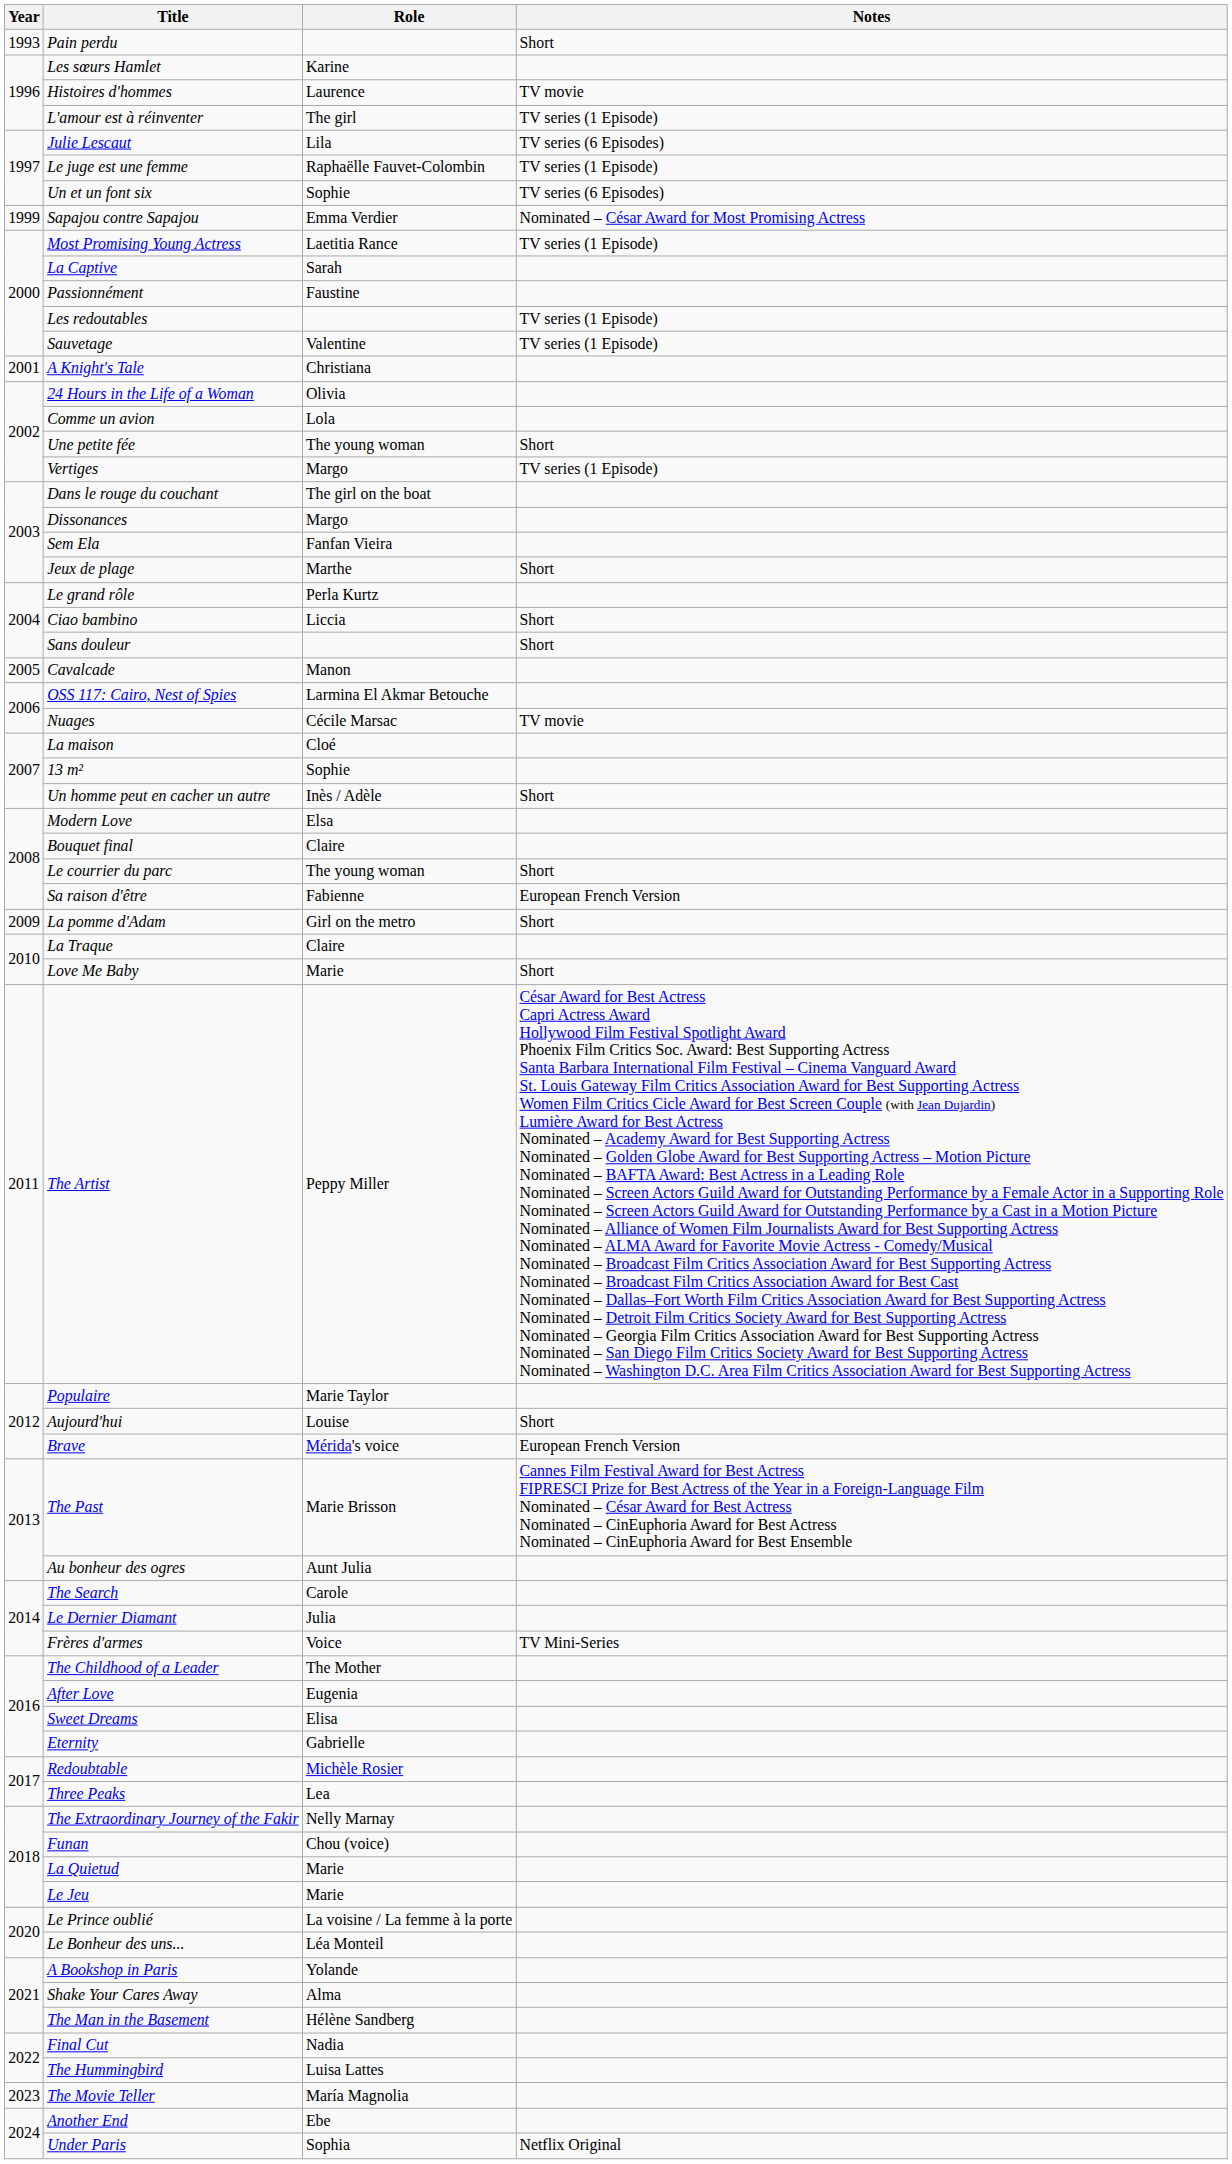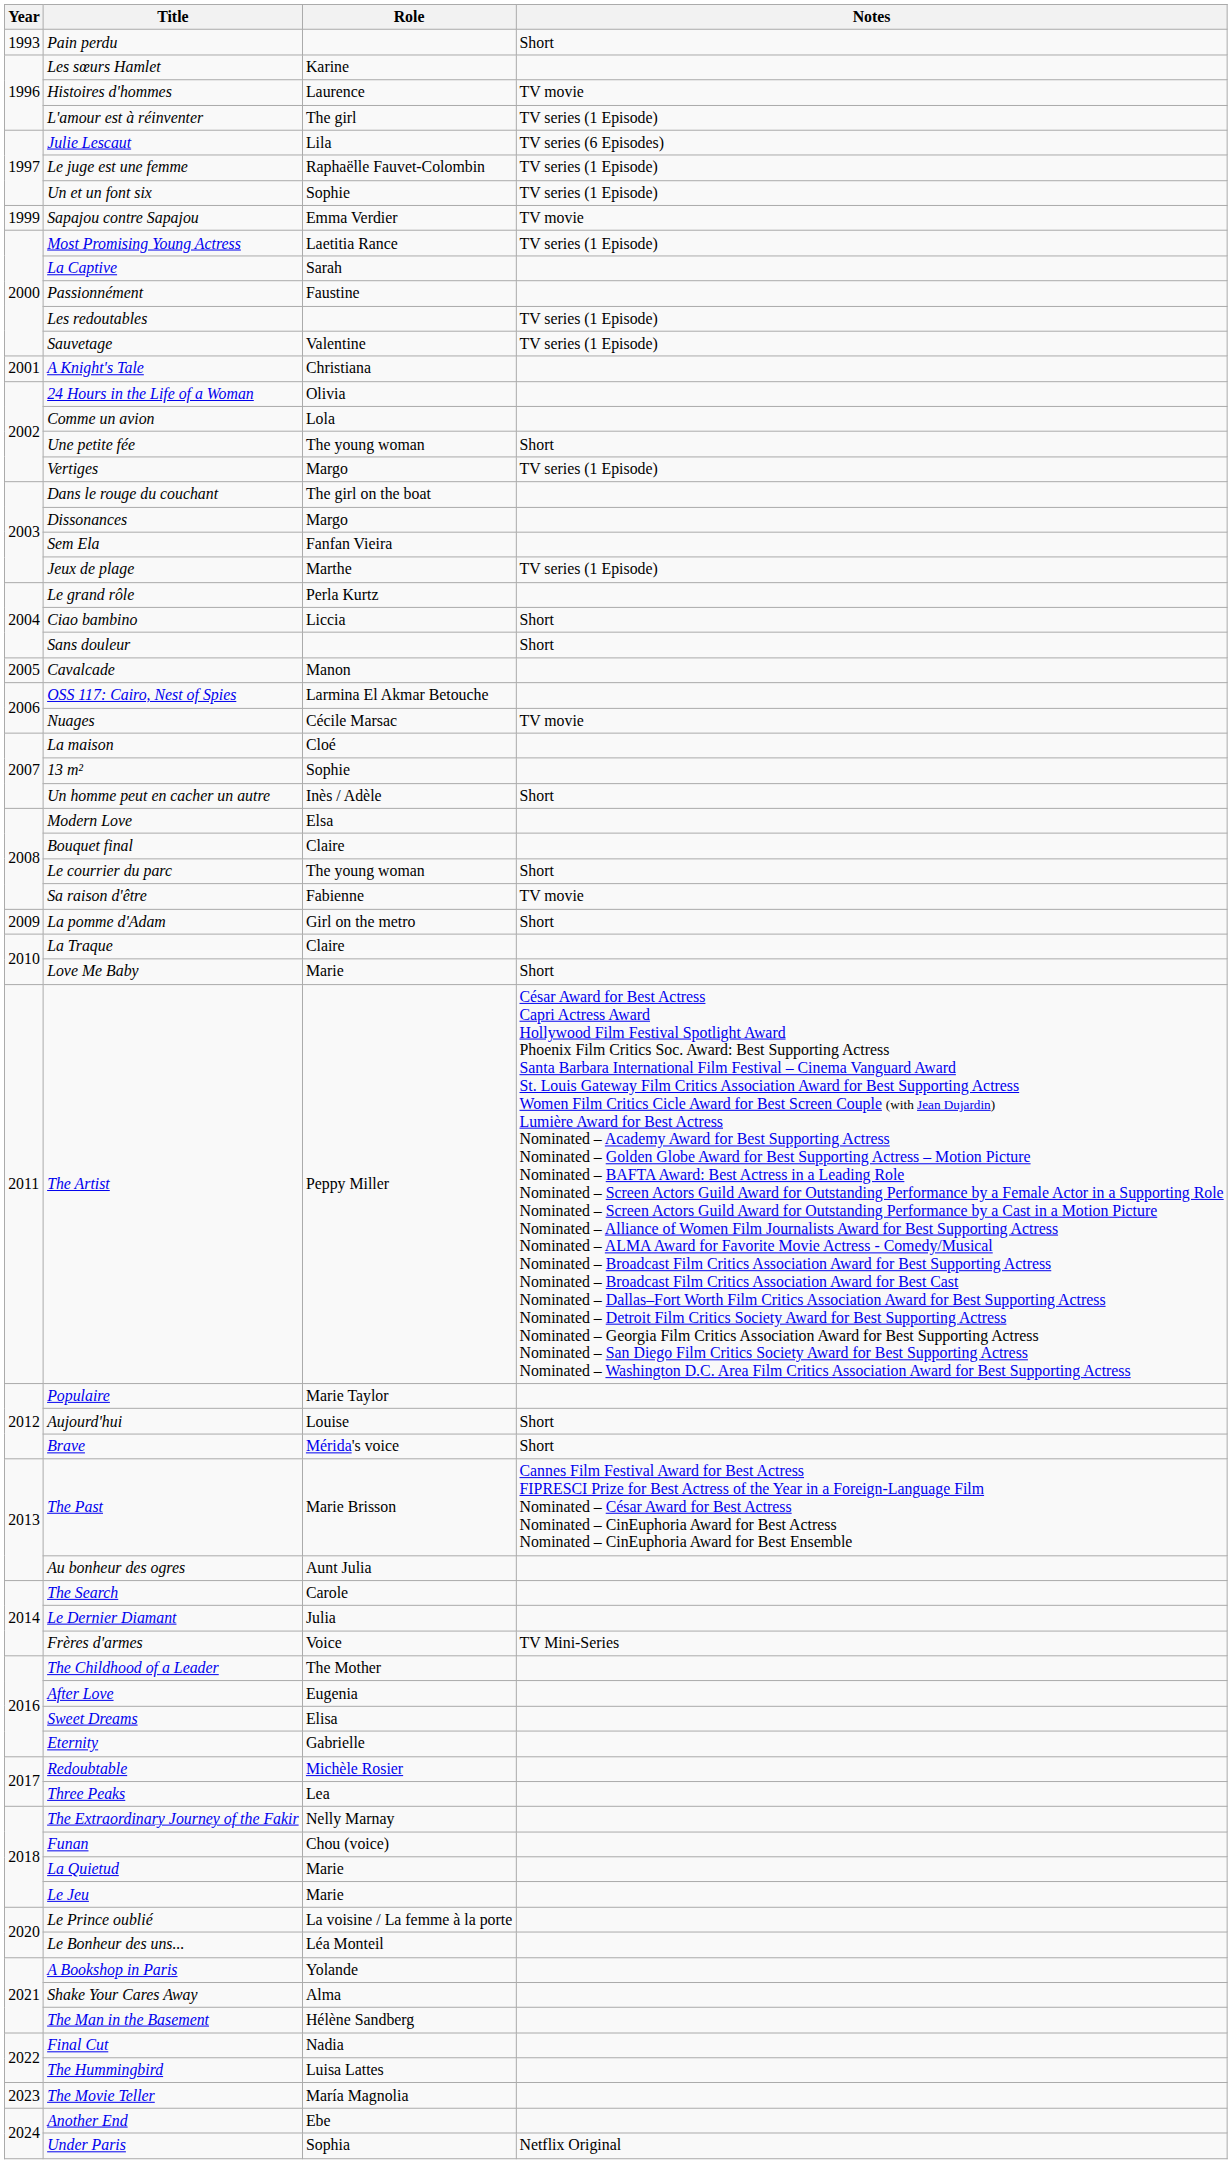(592, 192) TV series (6 Episodes) -> (589, 192) TV series (1 Episode)
(692, 218) Nominated – César Award for Most Promising Actress -> (552, 218) TV movie
(537, 569) Short -> (589, 569) TV series (1 Episode)
(600, 896) European French Version -> (552, 896) TV movie
(600, 1446) European French Version -> (537, 1446) Short
